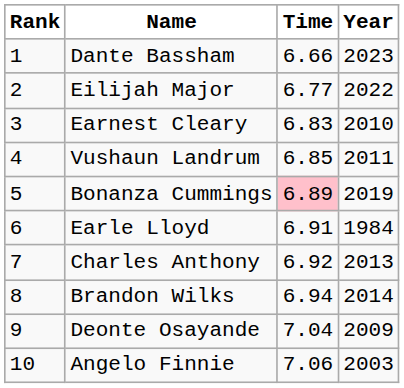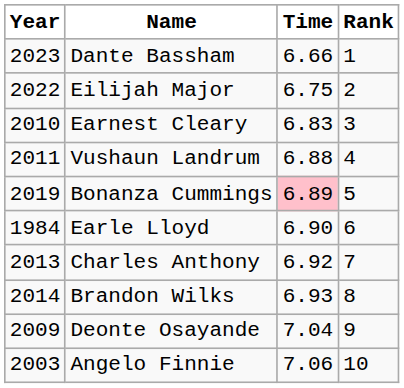columns swapped: (35, 22) <-> (369, 22)
(308, 91) 6.77 -> (308, 91) 6.75
(308, 159) 6.85 -> (308, 159) 6.88
(308, 228) 6.91 -> (308, 228) 6.90
(308, 297) 6.94 -> (308, 297) 6.93
